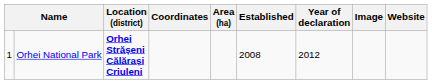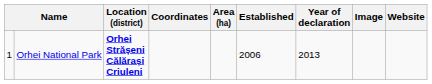(250, 55) 2008 -> (250, 55) 2006
(309, 55) 2012 -> (309, 55) 2013
